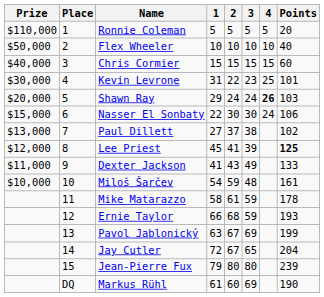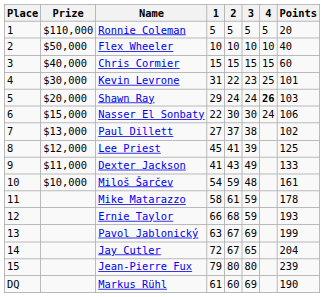columns swapped: (78, 13) <-> (32, 13)
(289, 148) bold -> (289, 148) normal
